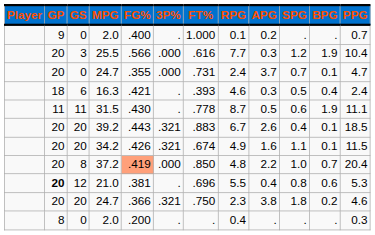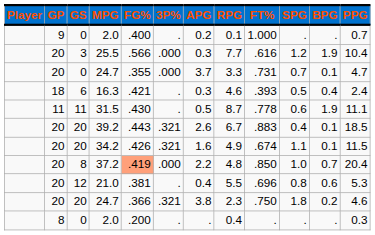columns swapped: (201, 15) <-> (264, 15)
(238, 72) 2.4 -> (234, 72) 3.3
(58, 183) bold -> (58, 183) normal
